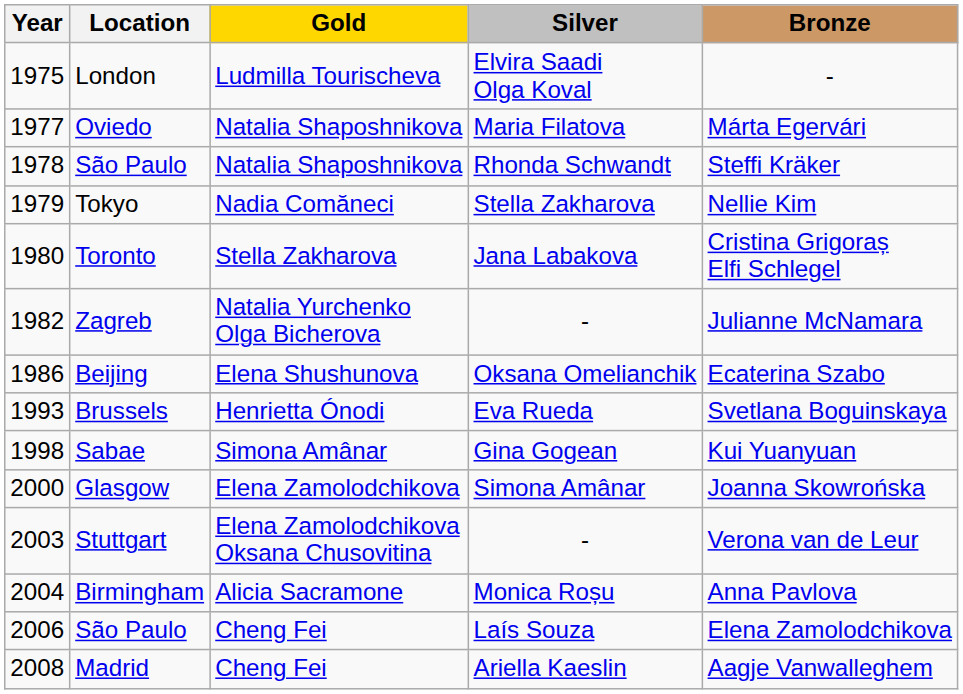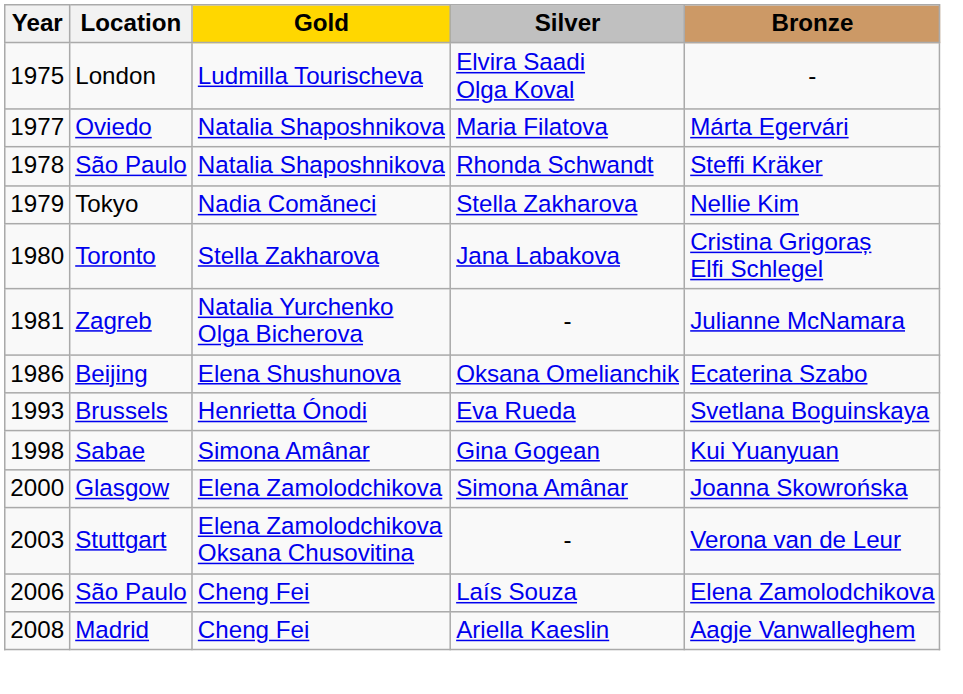(37, 321) 1982 -> (37, 321) 1981
- row: (140, 592)
